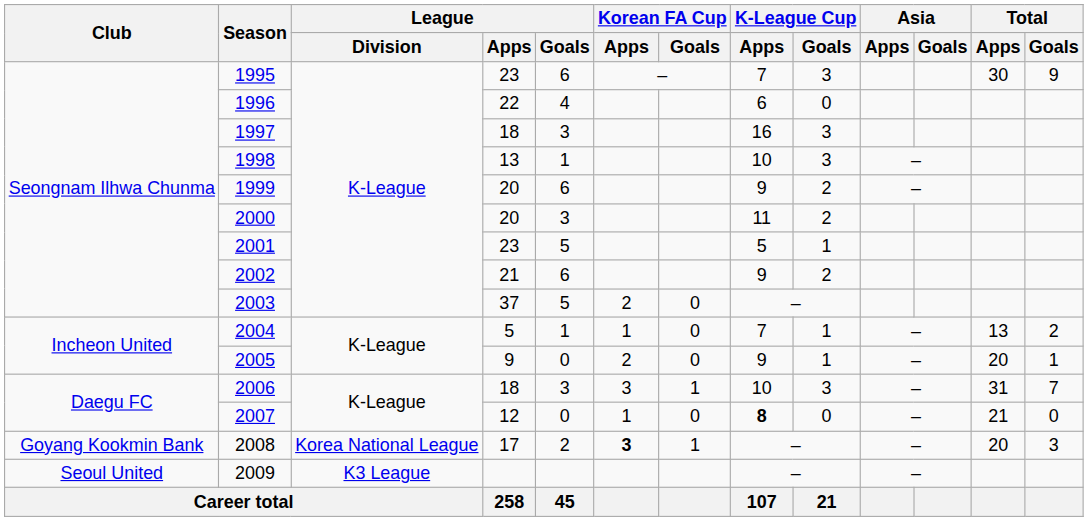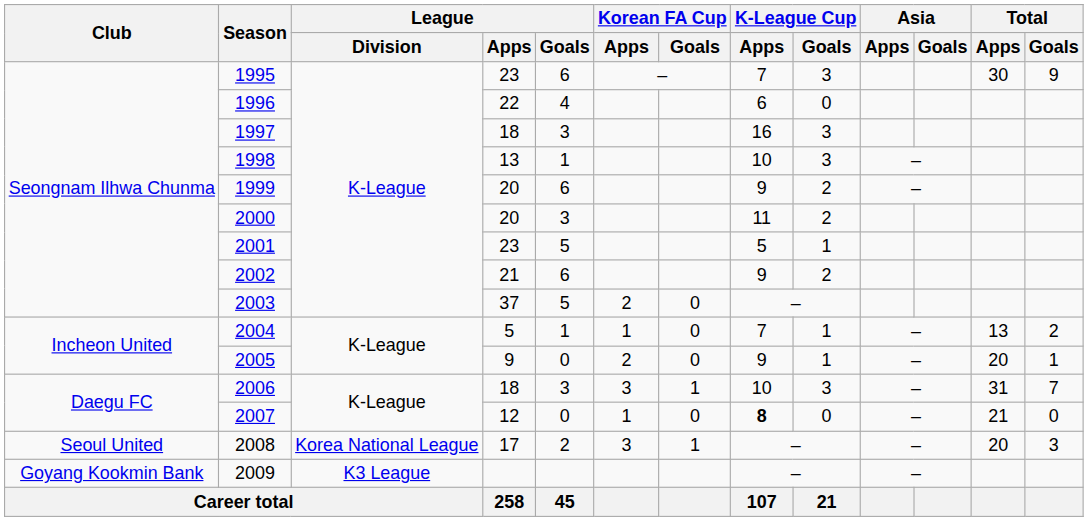(112, 445) Goyang Kookmin Bank -> (112, 445) Seoul United
(626, 445) bold -> (626, 445) normal
(112, 473) Seoul United -> (112, 473) Goyang Kookmin Bank
